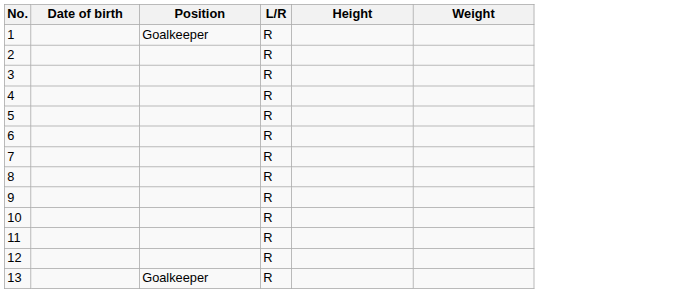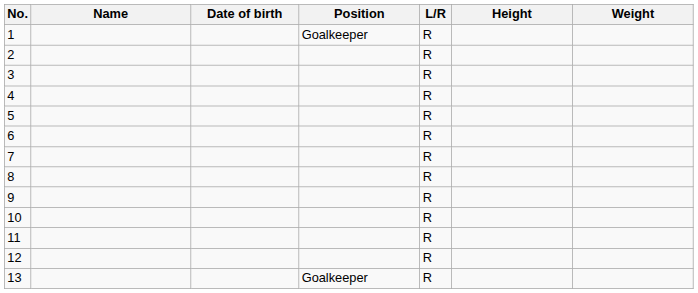+ column: (111, 14)
